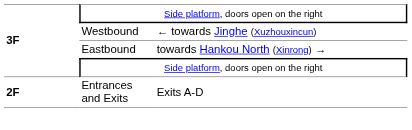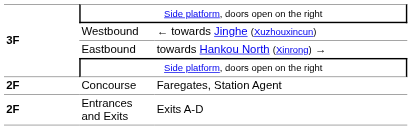+ row: (109, 85)
